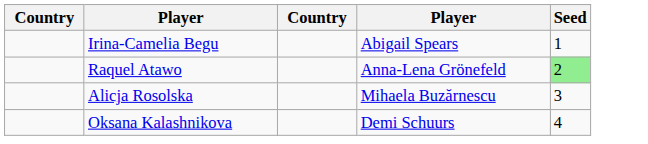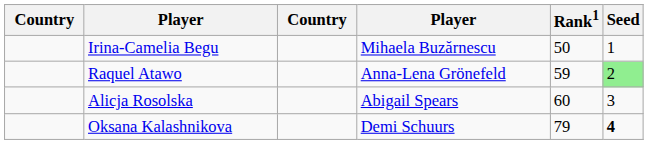+ column: (576, 19)
(409, 43) Abigail Spears -> (428, 48) Mihaela Buzărnescu
(428, 95) Mihaela Buzărnescu -> (409, 100) Abigail Spears
(558, 122) normal -> (611, 126) bold
